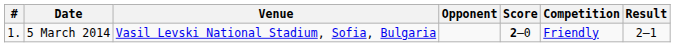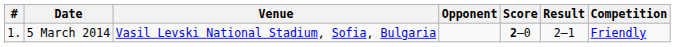columns swapped: (646, 14) <-> (582, 14)
